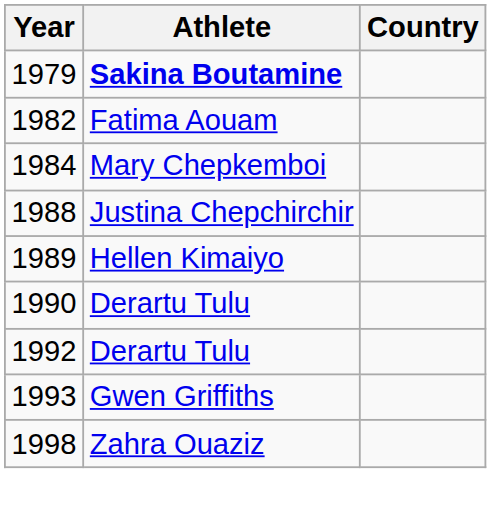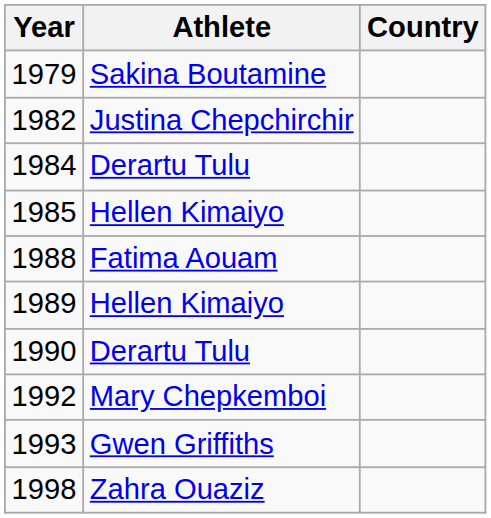(216, 73) bold -> (208, 73) normal
(184, 119) Fatima Aouam -> (222, 119) Justina Chepchirchir
(208, 166) Mary Chepkemboi -> (170, 166) Derartu Tulu
+ row: (44, 212)
(222, 212) Justina Chepchirchir -> (184, 258) Fatima Aouam
(170, 350) Derartu Tulu -> (208, 397) Mary Chepkemboi
